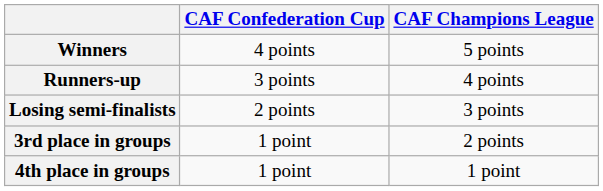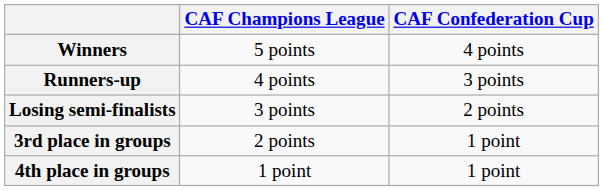columns swapped: (494, 19) <-> (285, 19)
